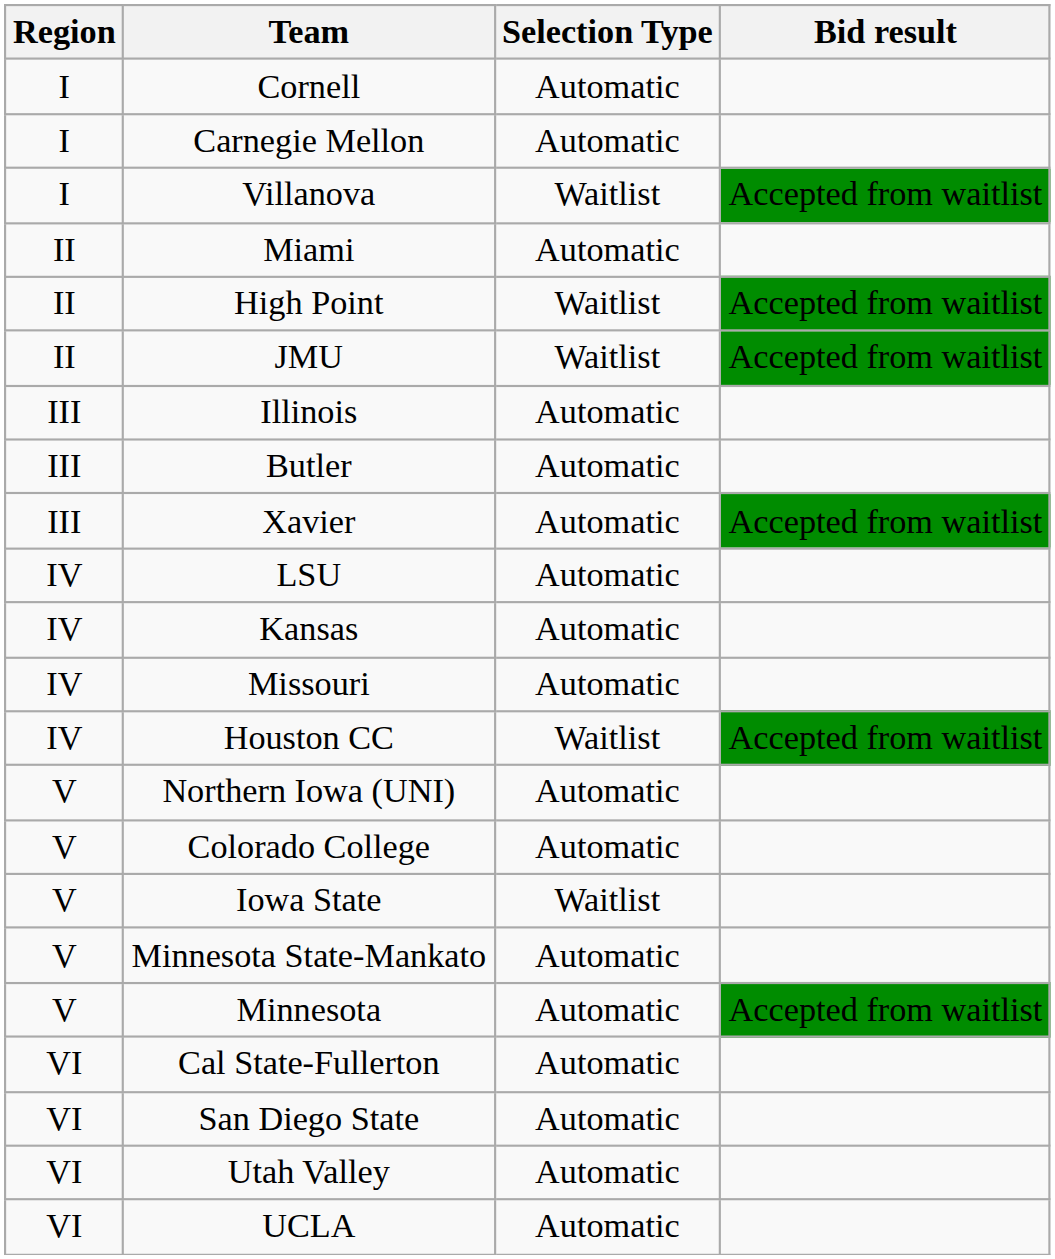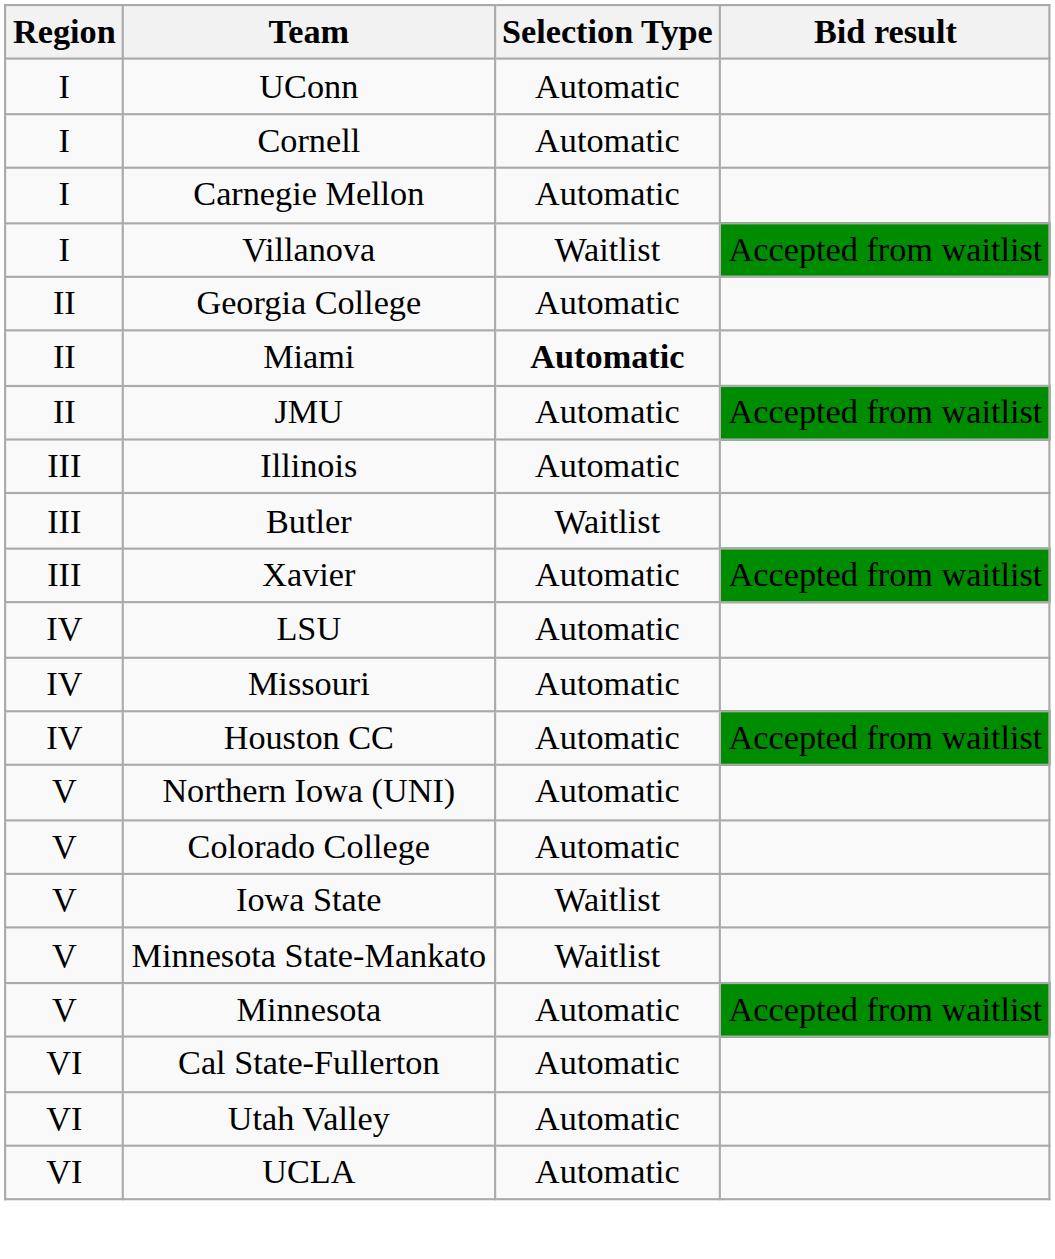+ row: (309, 85)
+ row: (309, 303)
(607, 248) normal -> (607, 357) bold
- row: (309, 303)
(607, 357) Waitlist -> (607, 411) Automatic
(607, 466) Automatic -> (607, 520) Waitlist
- row: (309, 628)
(607, 737) Waitlist -> (607, 737) Automatic
(607, 954) Automatic -> (607, 954) Waitlist
- row: (309, 1117)
